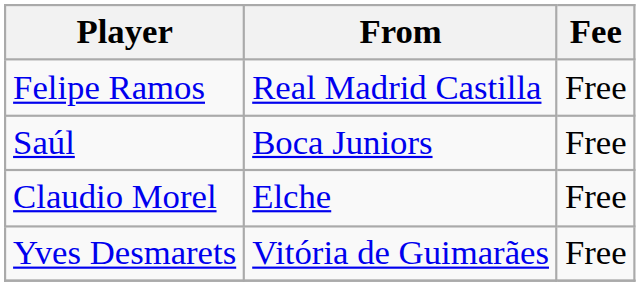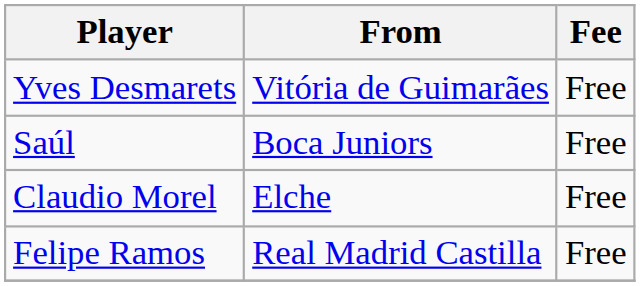rows swapped: (125, 252) <-> (109, 87)
